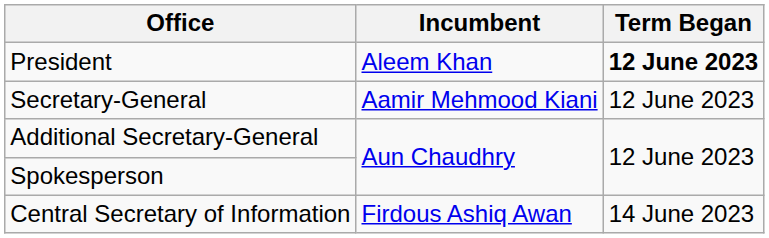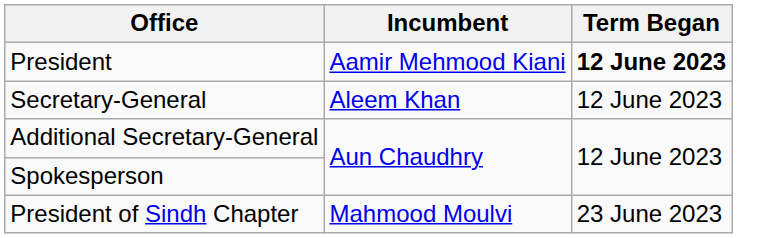(427, 61) Aleem Khan -> (448, 61) Aamir Mehmood Kiani
(480, 99) Aamir Mehmood Kiani -> (395, 99) Aleem Khan
- row: (180, 213)
+ row: (154, 213)
